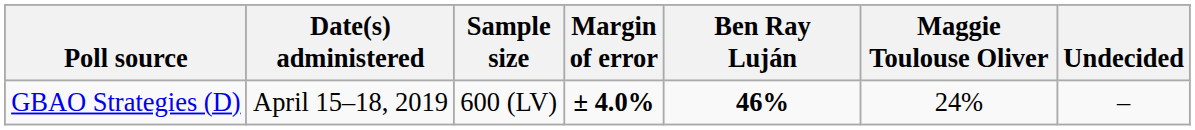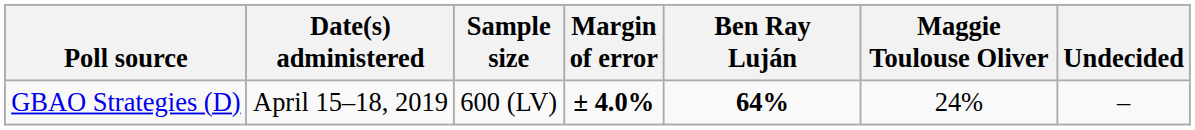(763, 101) 46% -> (763, 101) 64%
